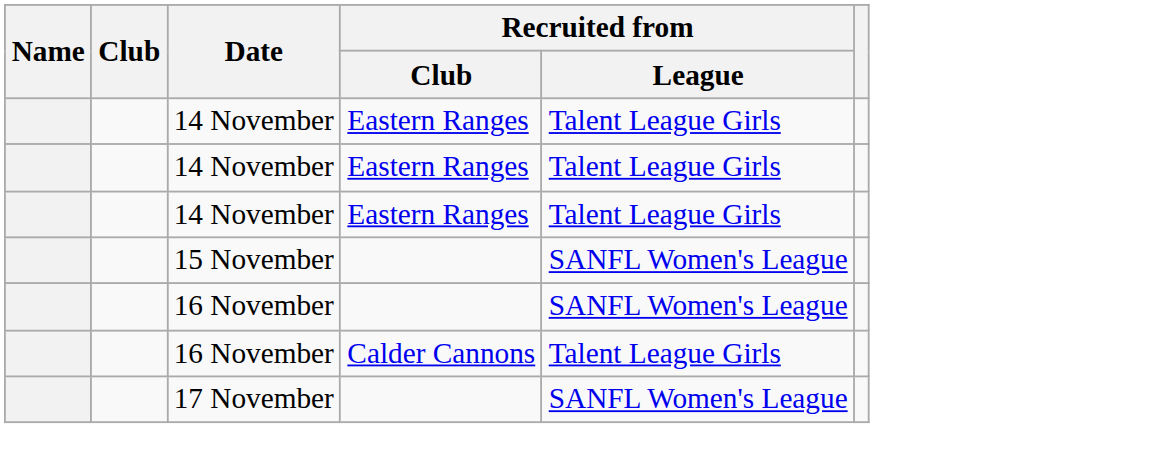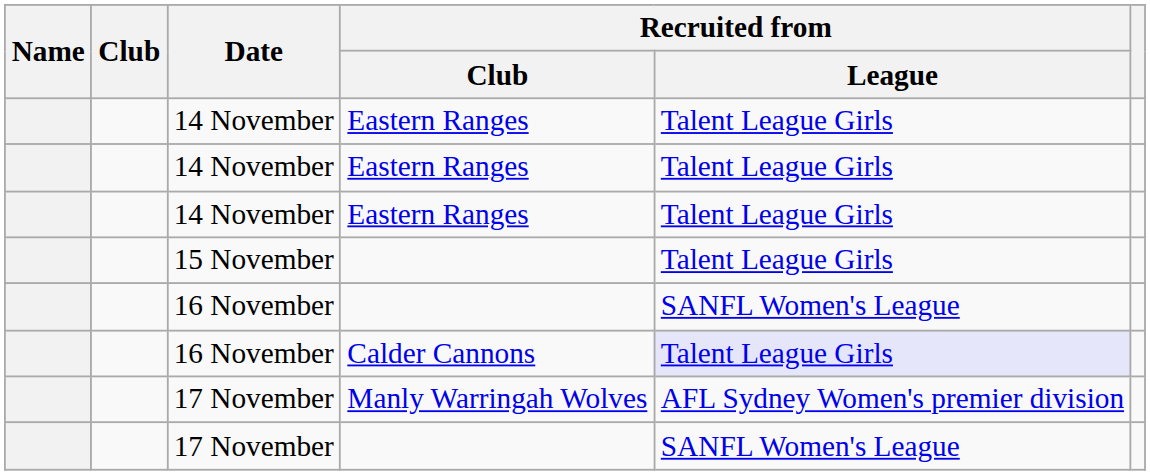(698, 259) SANFL Women's League -> (777, 259) Talent League Girls
(665, 352) no background -> (777, 352) lavender background
+ row: (254, 399)
